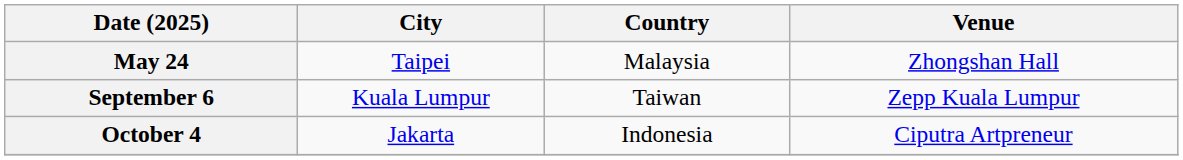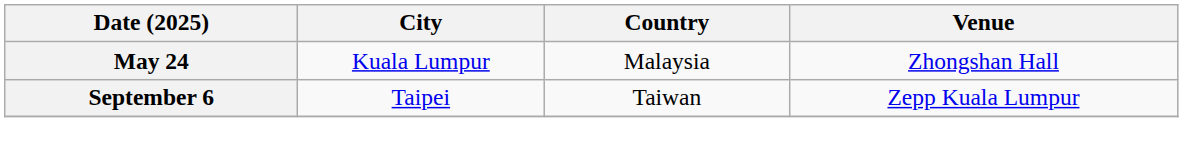(421, 60) Taipei -> (421, 60) Kuala Lumpur
(421, 97) Kuala Lumpur -> (421, 97) Taipei
- row: (151, 135)
